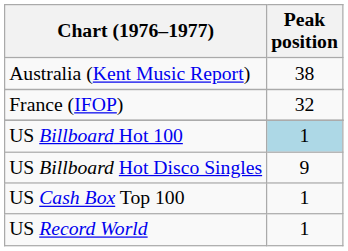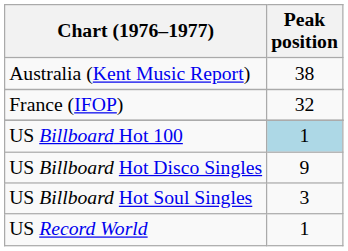+ row: (131, 198)
- row: (97, 198)
